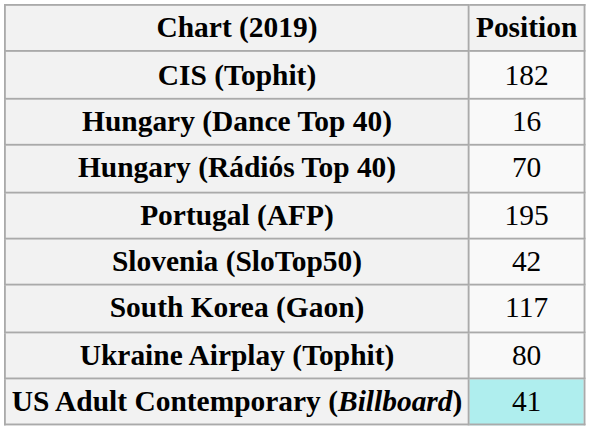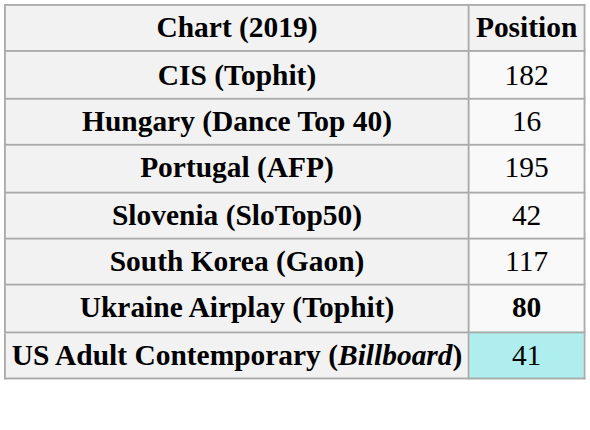- row: (237, 167)
(527, 354) normal -> (527, 307) bold
